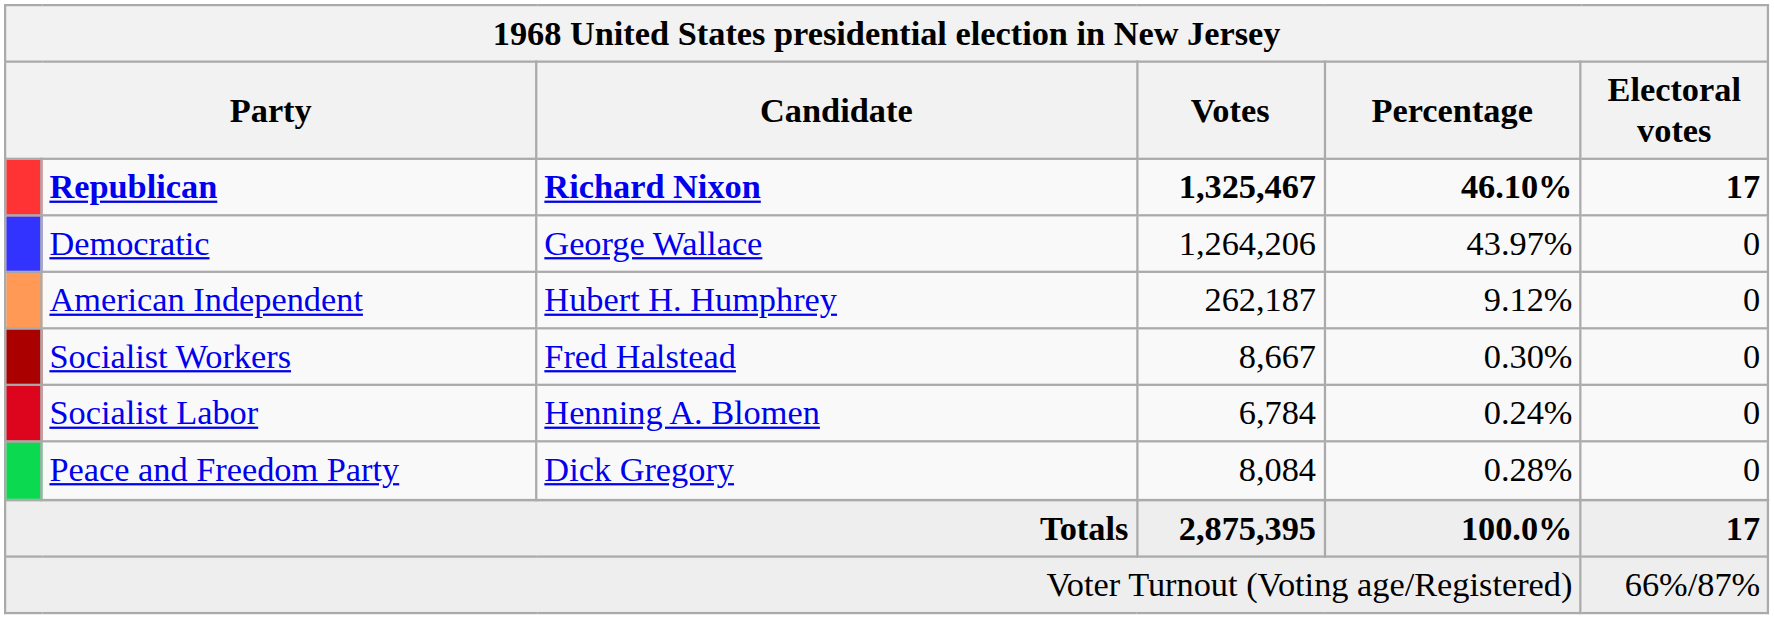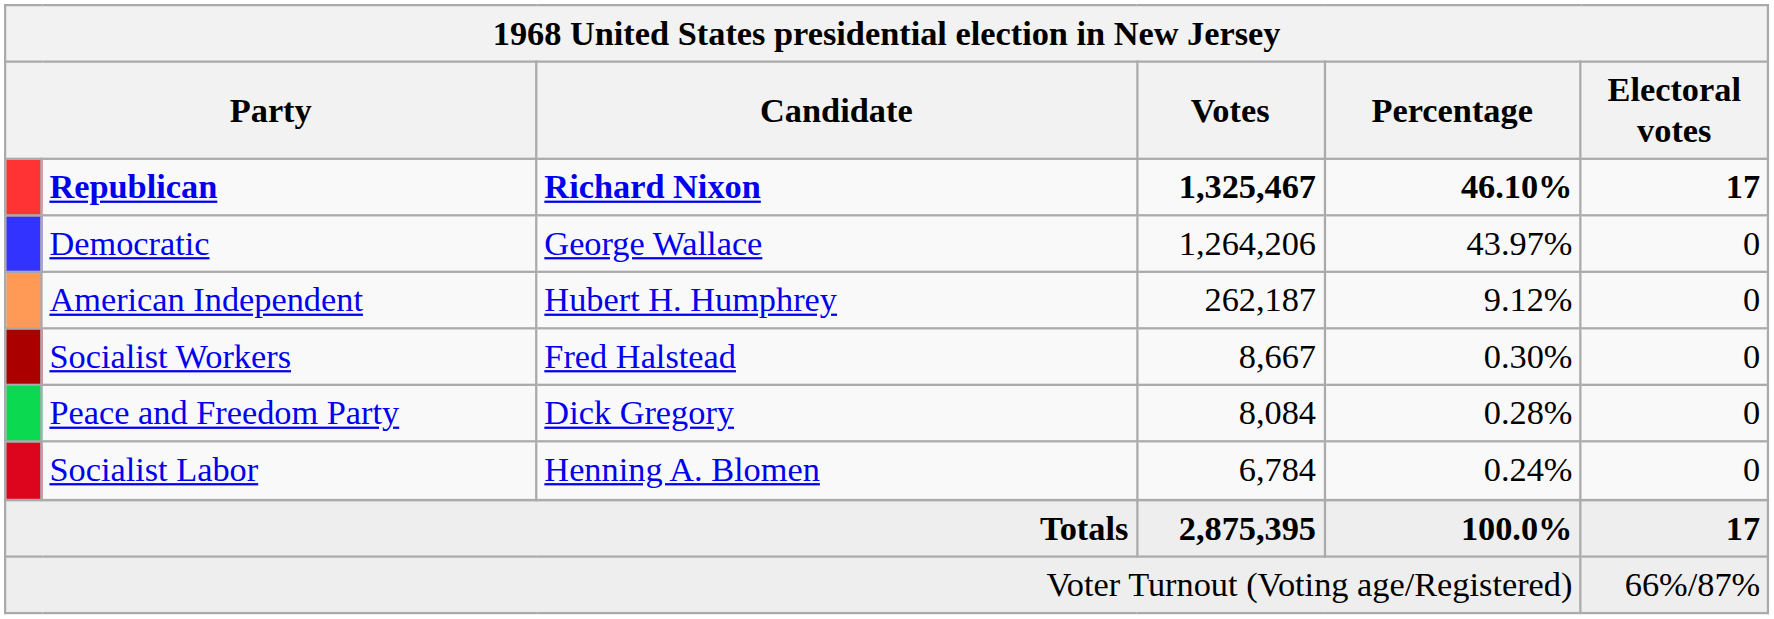rows swapped: (224, 470) <-> (154, 413)
